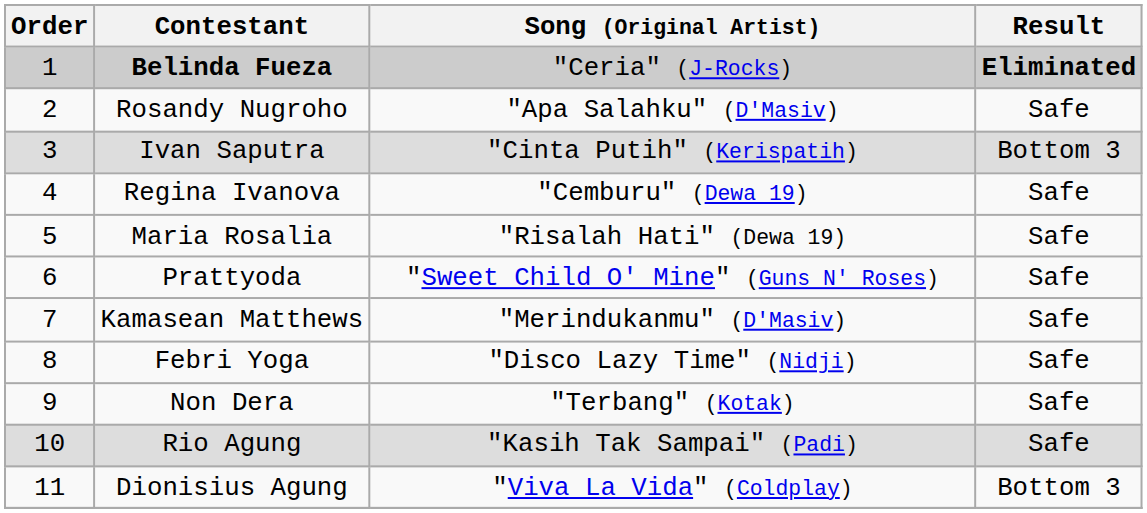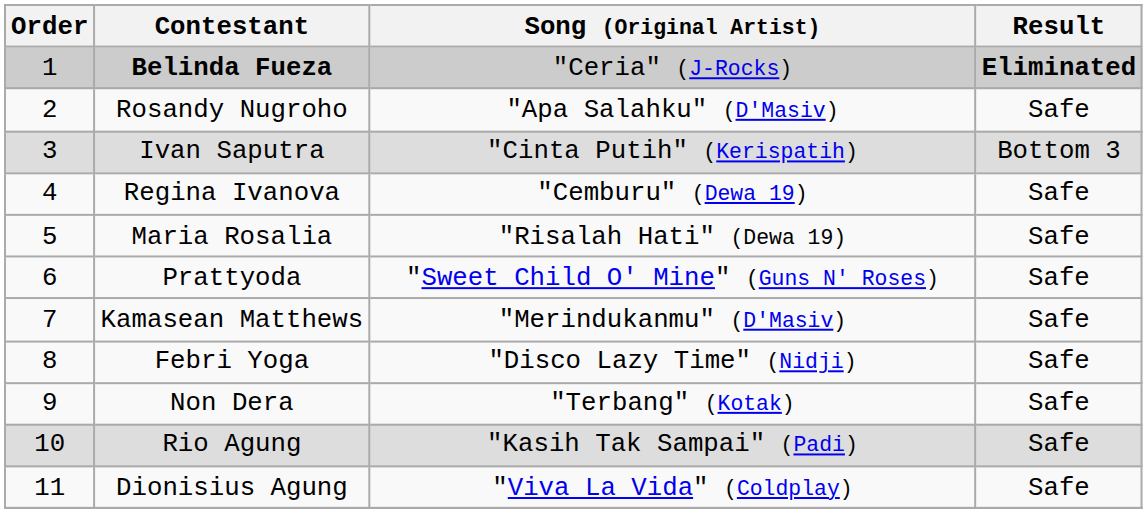(1059, 487) Bottom 3 -> (1059, 487) Safe
